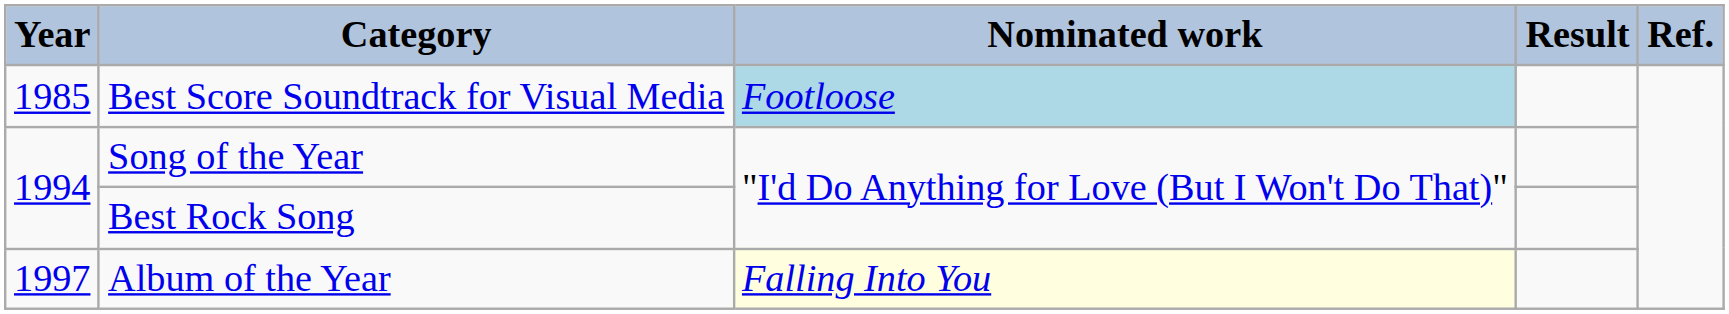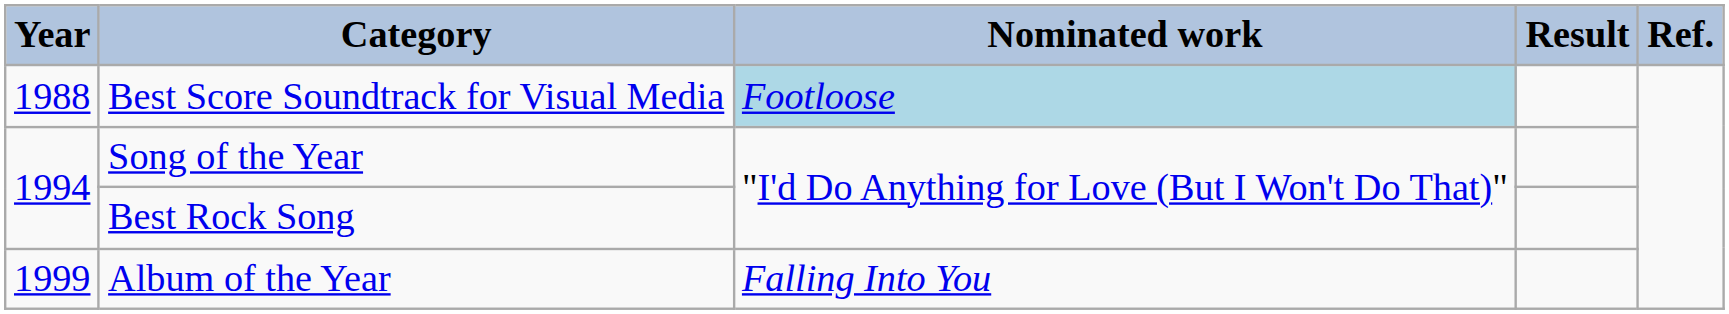(52, 95) 1985 -> (52, 95) 1988
(52, 277) 1997 -> (52, 277) 1999
(867, 277) lightyellow background -> (867, 277) no background
